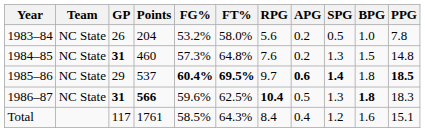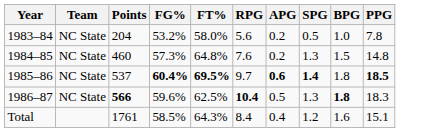- column: (121, 14)
